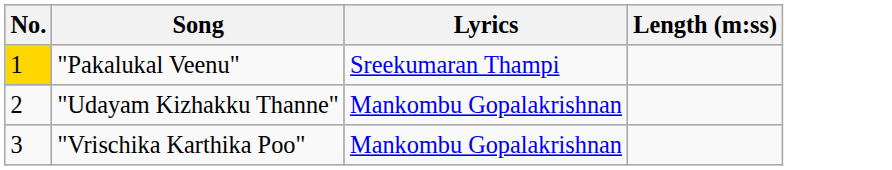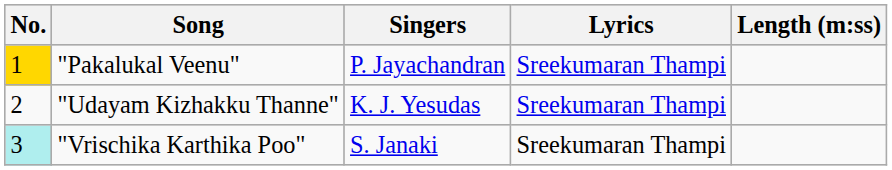+ column: (428, 24)
(486, 104) Mankombu Gopalakrishnan -> (621, 104) Sreekumaran Thampi
(17, 145) no background -> (17, 145) paleturquoise background
(486, 145) Mankombu Gopalakrishnan -> (621, 145) Sreekumaran Thampi
